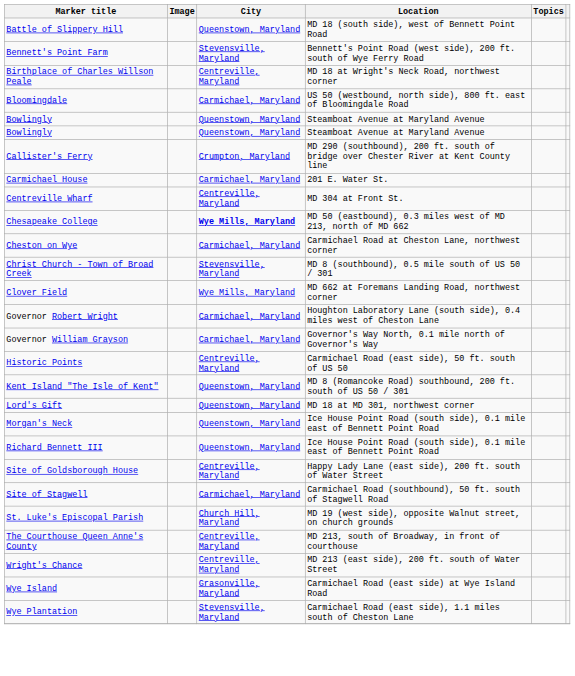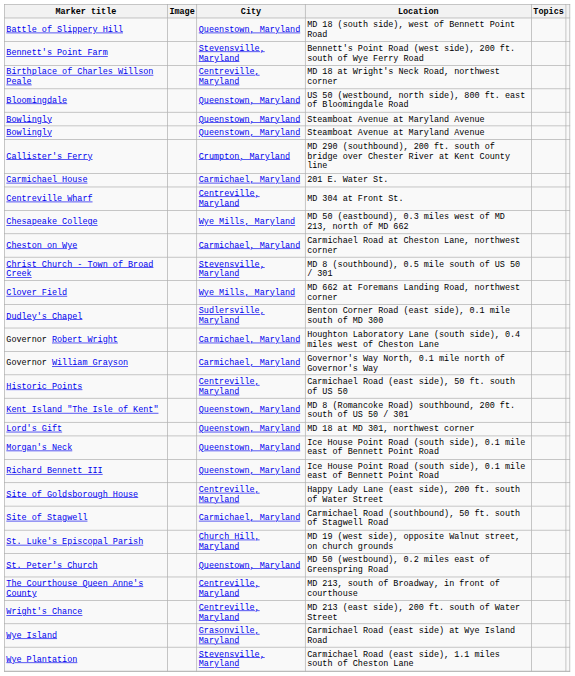(249, 100) Carmichael, Maryland -> (249, 100) Queenstown, Maryland
(247, 222) bold -> (247, 222) normal
+ row: (44, 316)
+ row: (52, 565)
